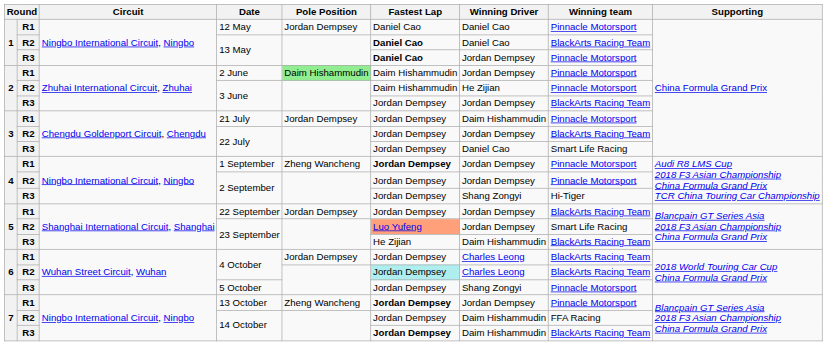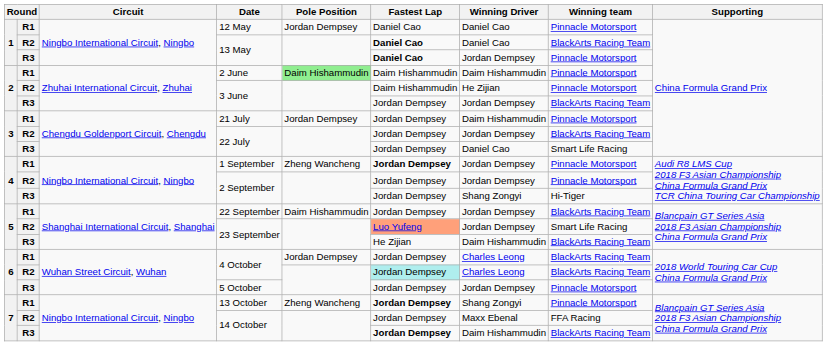(498, 72) Jordan Dempsey -> (504, 72) Daim Hishammudin
(321, 211) Jordan Dempsey -> (326, 211) Daim Hishammudin
(492, 287) Shang Zongyi -> (498, 287) Jordan Dempsey
(498, 302) Jordan Dempsey -> (492, 302) Shang Zongyi
(504, 317) Daim Hishammudin -> (490, 317) Maxx Ebenal
